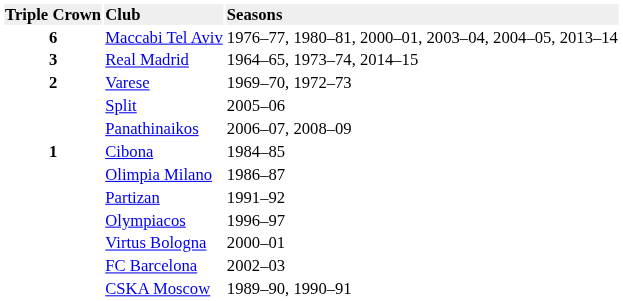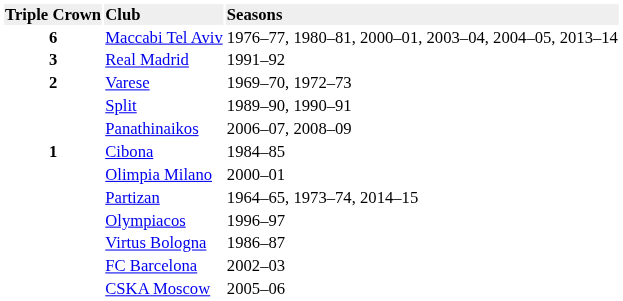(323, 60) 1964–65, 1973–74, 2014–15 -> (256, 60) 1991–92
(256, 105) 2005–06 -> (289, 105) 1989–90, 1990–91
(256, 174) 1986–87 -> (256, 174) 2000–01
(256, 197) 1991–92 -> (323, 197) 1964–65, 1973–74, 2014–15
(256, 243) 2000–01 -> (256, 243) 1986–87
(289, 289) 1989–90, 1990–91 -> (256, 289) 2005–06
